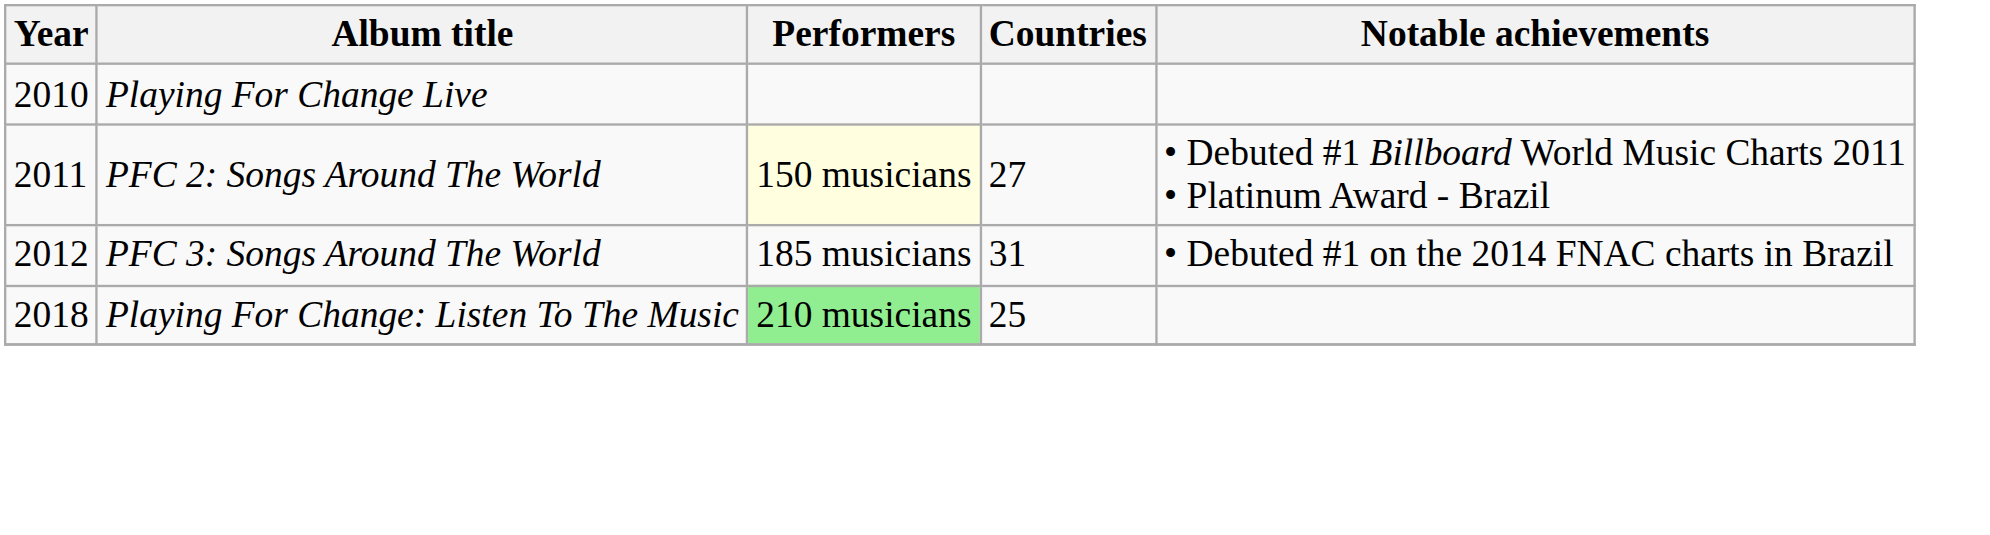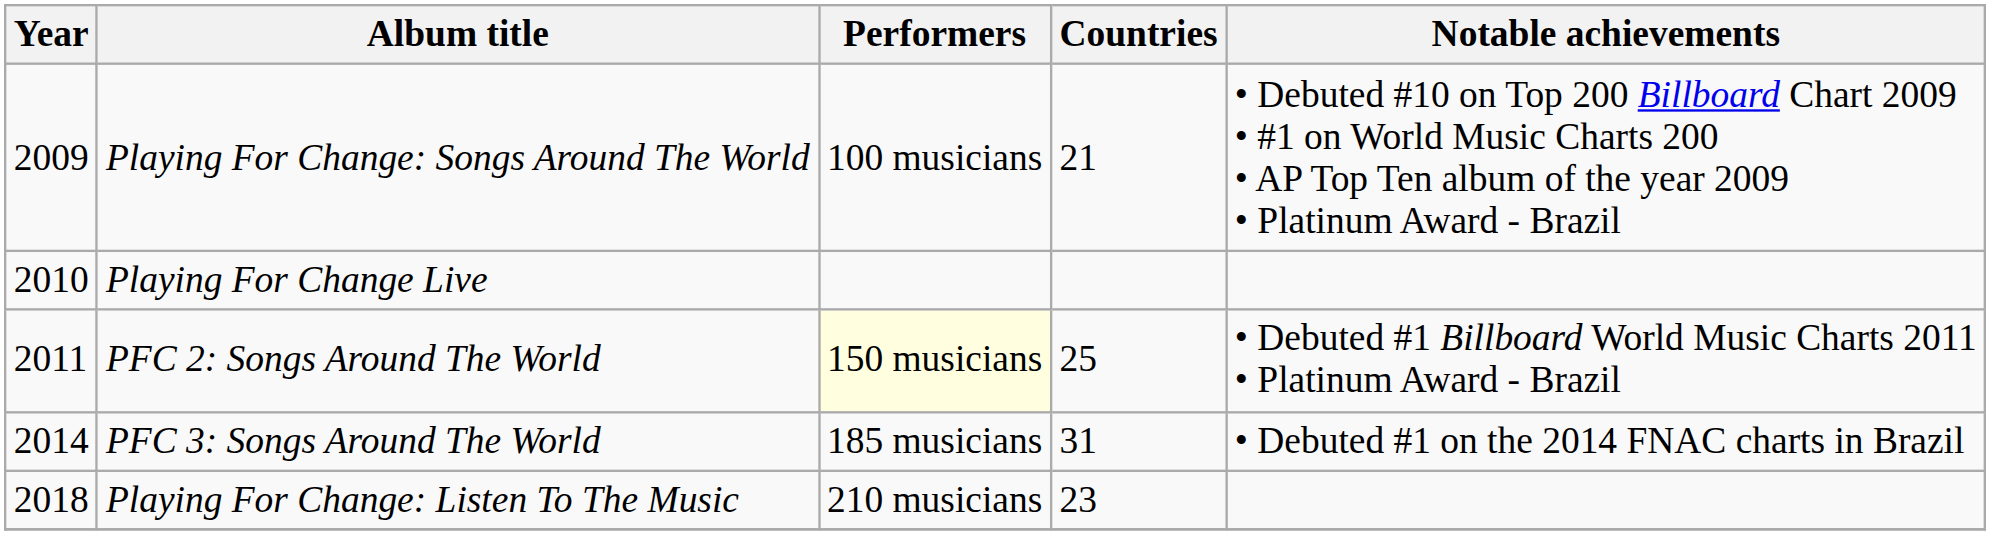+ row: (458, 156)
(1007, 174) 27 -> (1078, 359) 25
(51, 254) 2012 -> (51, 440) 2014
(864, 313) lightgreen background -> (935, 499) no background
(1007, 313) 25 -> (1078, 499) 23
